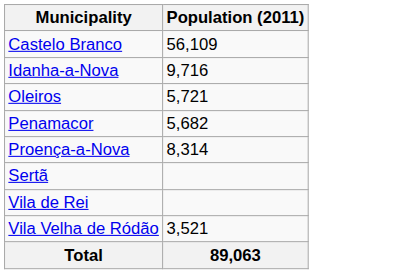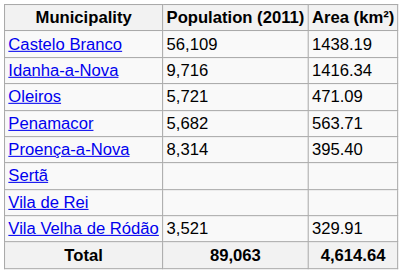+ column: (353, 17)
